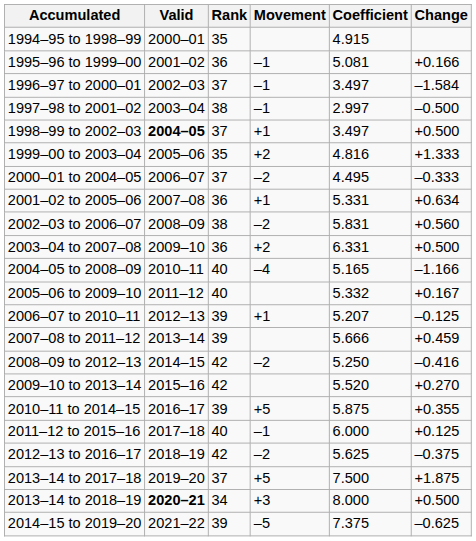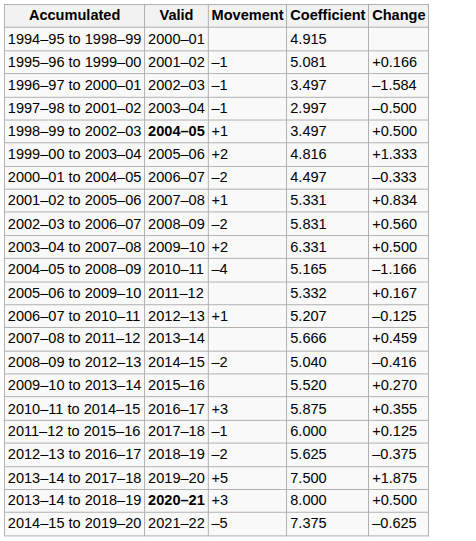- column: (229, 16)
(351, 177) 4.495 -> (308, 177) 4.497
(437, 200) +0.634 -> (395, 200) +0.834
(351, 362) 5.250 -> (308, 362) 5.040
(262, 408) +5 -> (220, 408) +3
